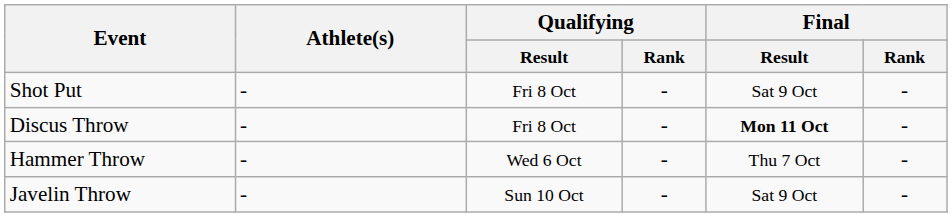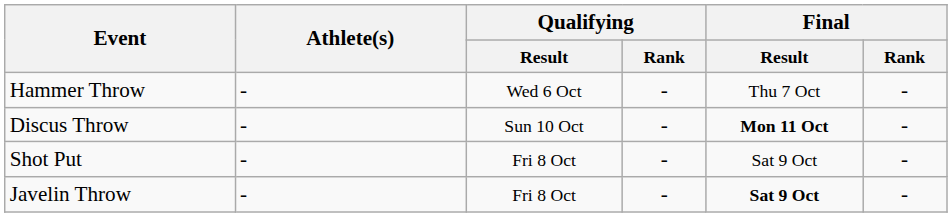rows swapped: (46, 89) <-> (77, 159)
(544, 126) Fri 8 Oct -> (544, 126) Sun 10 Oct
(544, 196) Sun 10 Oct -> (544, 196) Fri 8 Oct
(784, 196) normal -> (784, 194) bold
